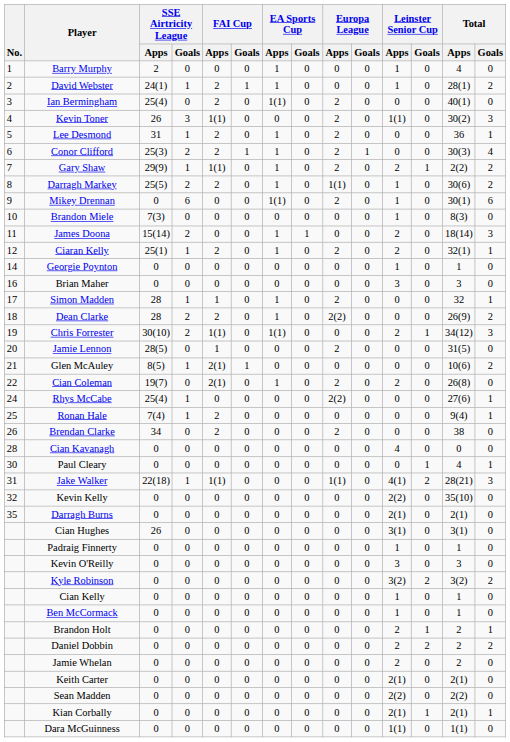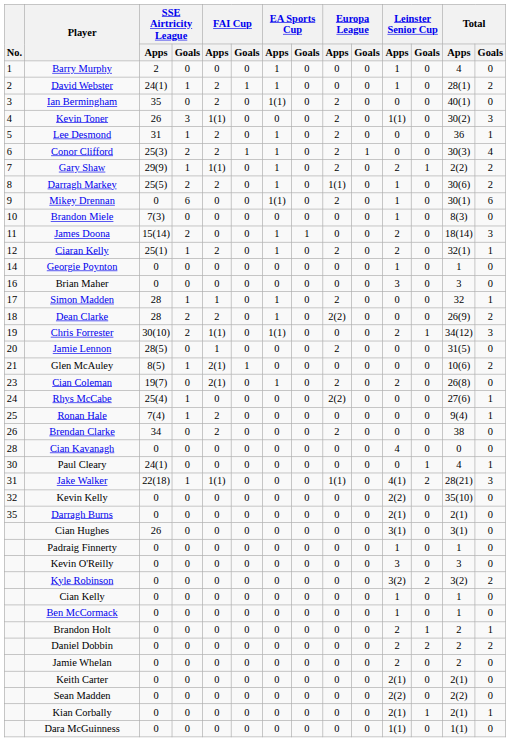(156, 102) 25(4) -> (156, 102) 35
(12, 382) 22 -> (12, 382) 23
(156, 464) 0 -> (156, 464) 24(1)
